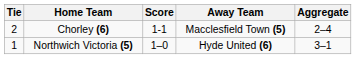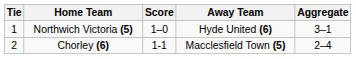rows swapped: (83, 45) <-> (83, 29)
